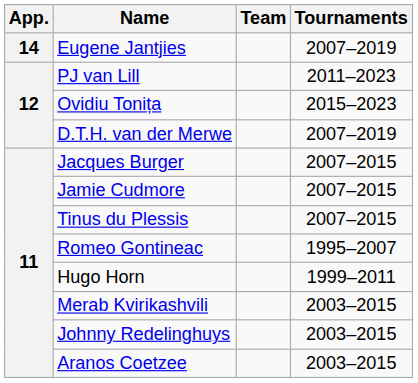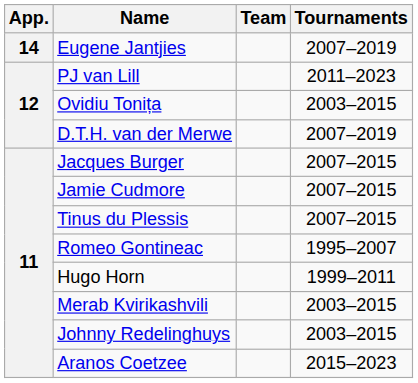(351, 104) 2015–2023 -> (351, 104) 2003–2015
(351, 362) 2003–2015 -> (351, 362) 2015–2023
